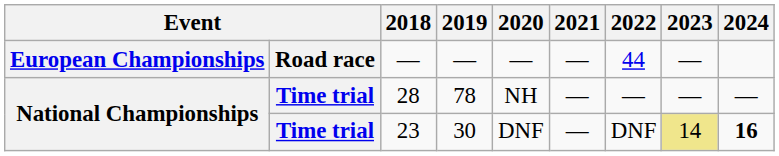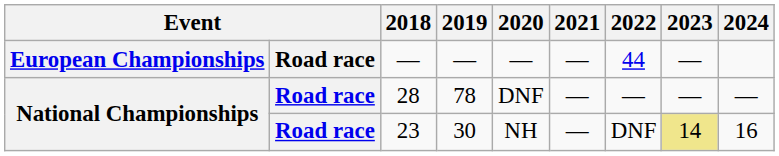(325, 95) Time trial -> (325, 95) Road race
(521, 95) NH -> (521, 95) DNF
(325, 131) Time trial -> (325, 131) Road race
(521, 131) DNF -> (521, 131) NH
(746, 131) bold -> (746, 131) normal
